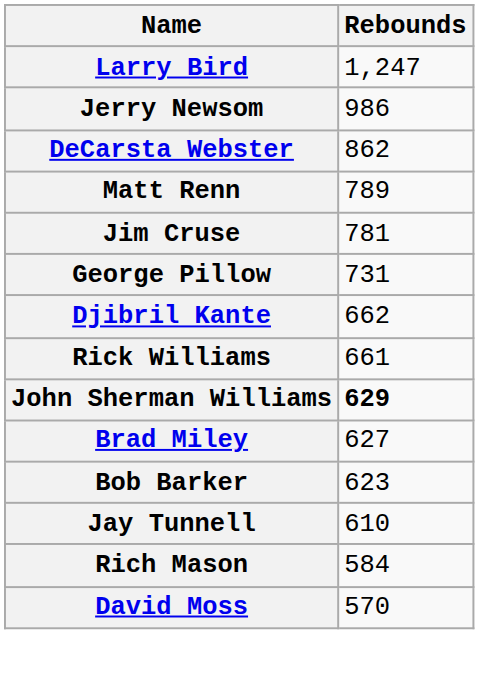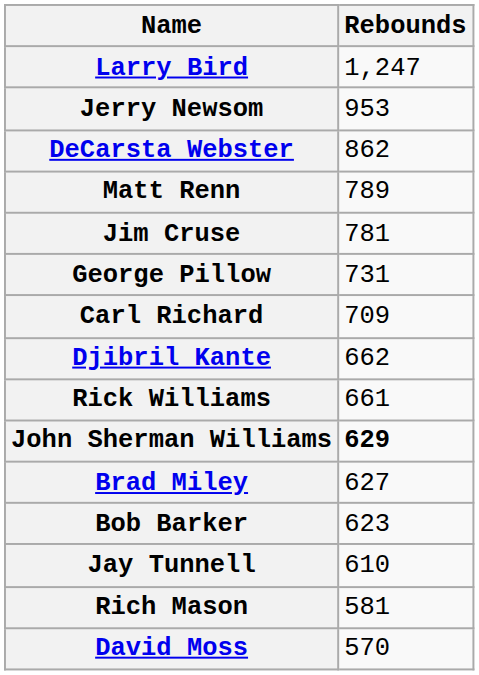(367, 109) 986 -> (367, 109) 953
+ row: (172, 316)
(367, 566) 584 -> (367, 607) 581
